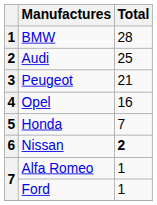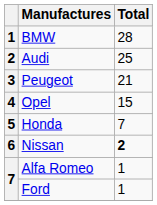(125, 102) 16 -> (125, 102) 15
